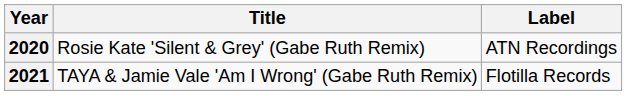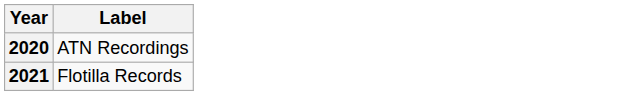- column: (267, 18)
